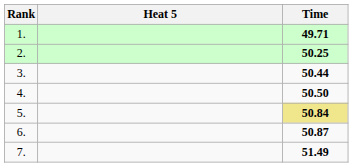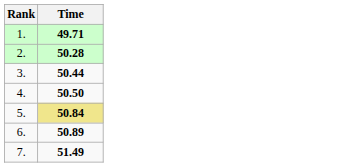- column: (160, 14)
(315, 54) 50.25 -> (71, 54) 50.28
(315, 133) 50.87 -> (71, 133) 50.89
